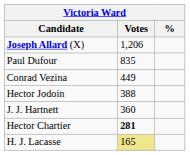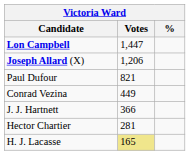+ row: (38, 45)
(128, 61) 835 -> (128, 77) 821
- row: (36, 93)
(128, 110) 360 -> (128, 110) 366
(128, 126) bold -> (128, 126) normal
